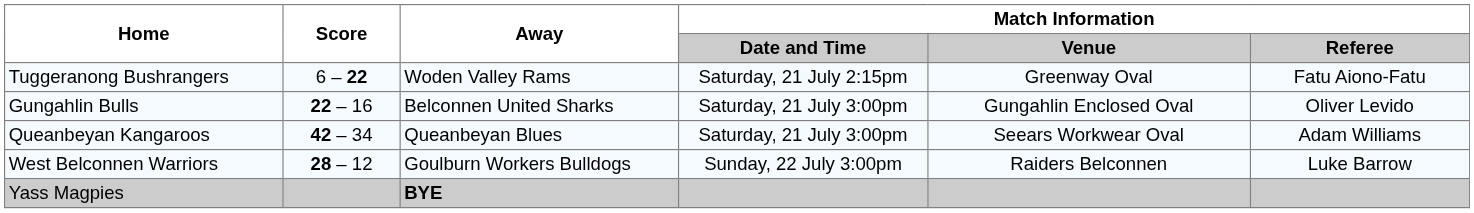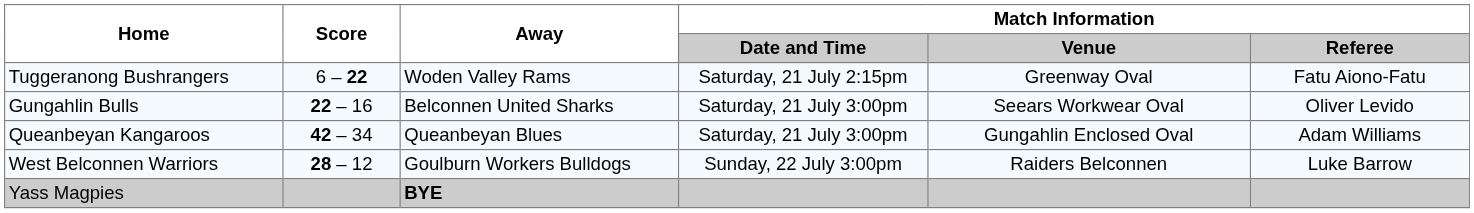(1089, 106) Gungahlin Enclosed Oval -> (1089, 106) Seears Workwear Oval
(1089, 134) Seears Workwear Oval -> (1089, 134) Gungahlin Enclosed Oval
